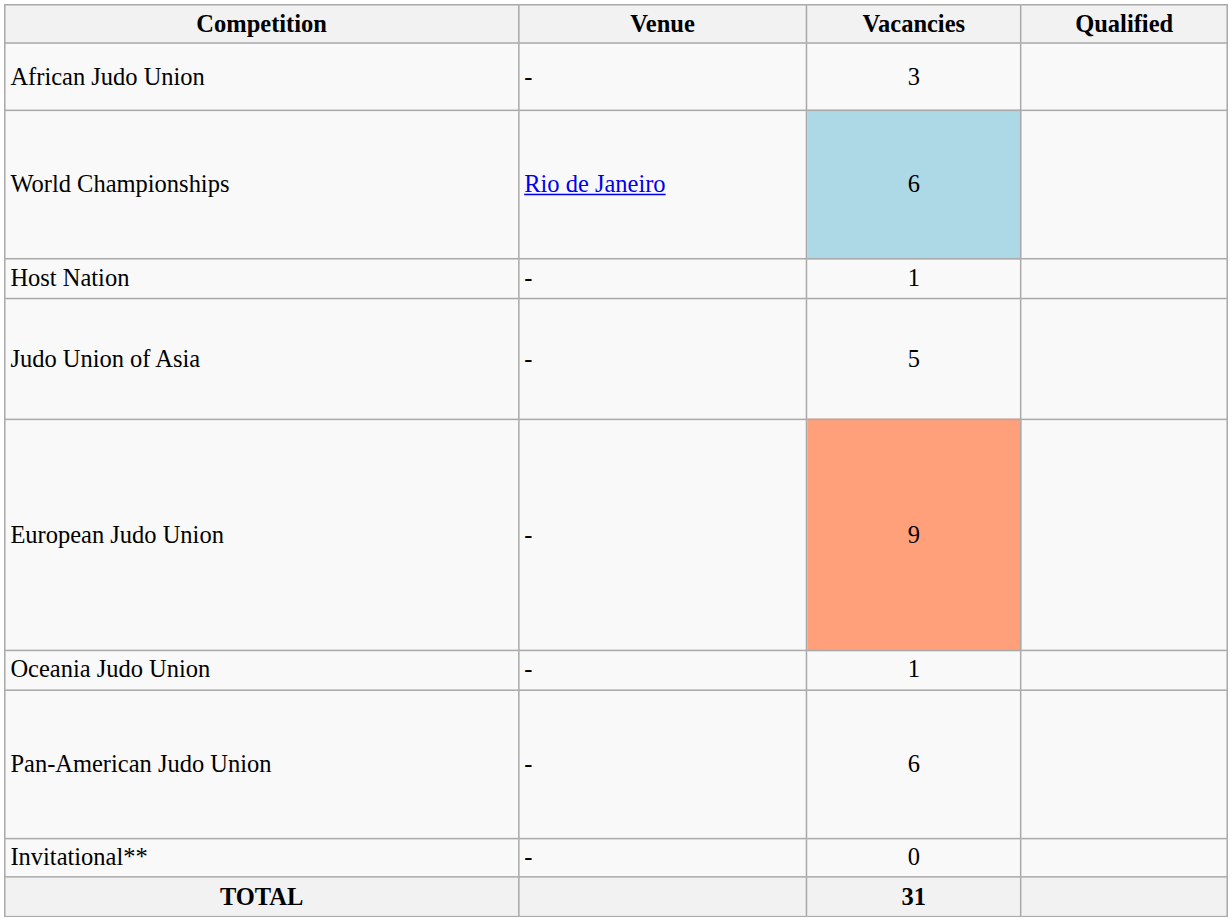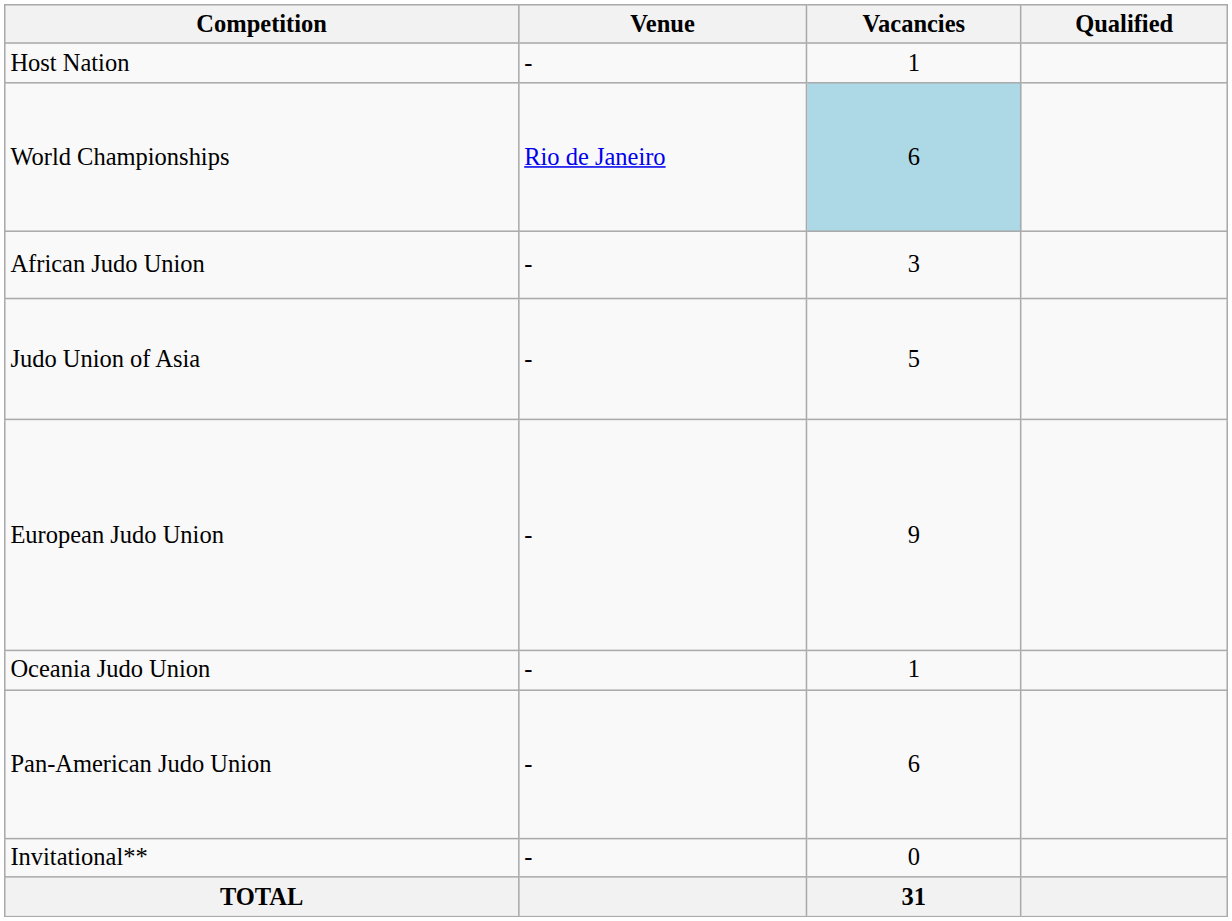rows swapped: (70, 278) <-> (108, 76)
(914, 534) lightsalmon background -> (914, 534) no background
